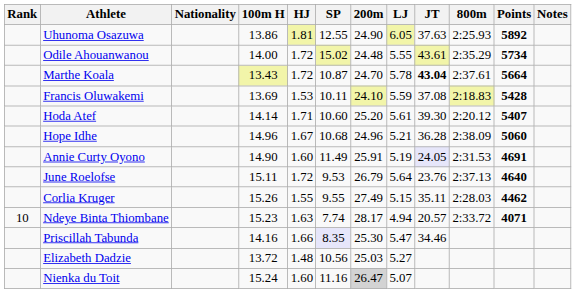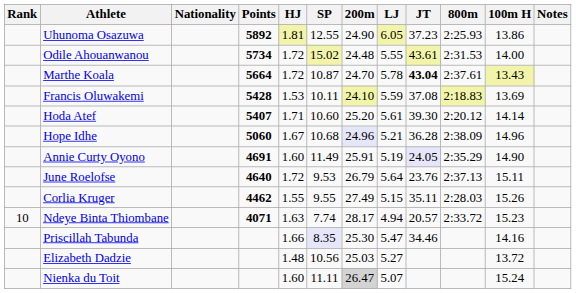columns swapped: (263, 14) <-> (514, 14)
(432, 34) 37.63 -> (423, 34) 37.23
(472, 55) 2:35.29 -> (463, 55) 2:31.53
(369, 136) no background -> (360, 136) lavender background
(472, 156) 2:31.53 -> (463, 156) 2:35.29
(333, 278) 11.16 -> (324, 278) 11.11
